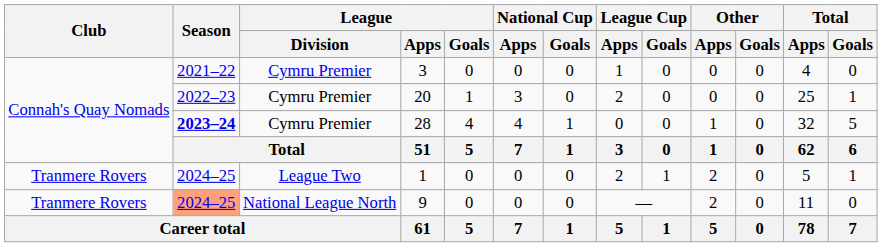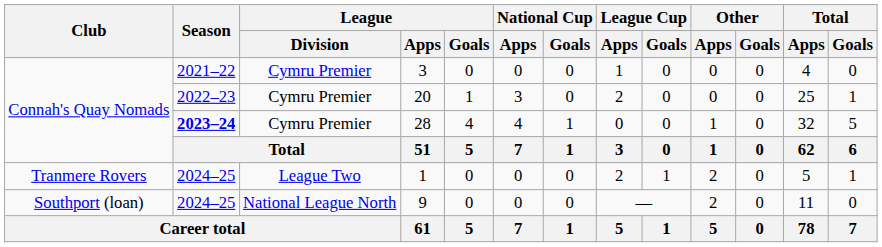(89, 202) Tranmere Rovers -> (89, 202) Southport (loan)
(206, 202) lightsalmon background -> (206, 202) no background
